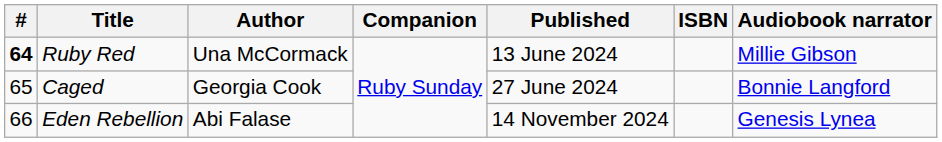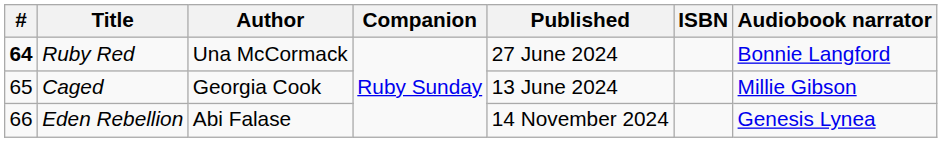(555, 53) 13 June 2024 -> (555, 53) 27 June 2024
(797, 53) Millie Gibson -> (814, 53) Bonnie Langford
(555, 86) 27 June 2024 -> (555, 86) 13 June 2024
(814, 86) Bonnie Langford -> (797, 86) Millie Gibson
